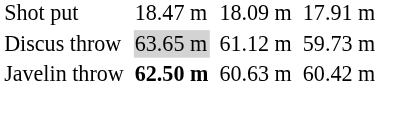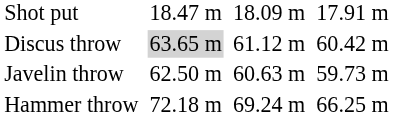(339, 43) 59.73 m -> (353, 43) 60.42 m
(172, 74) bold -> (186, 74) normal
(339, 74) 60.42 m -> (353, 74) 59.73 m
+ row: (71, 104)
